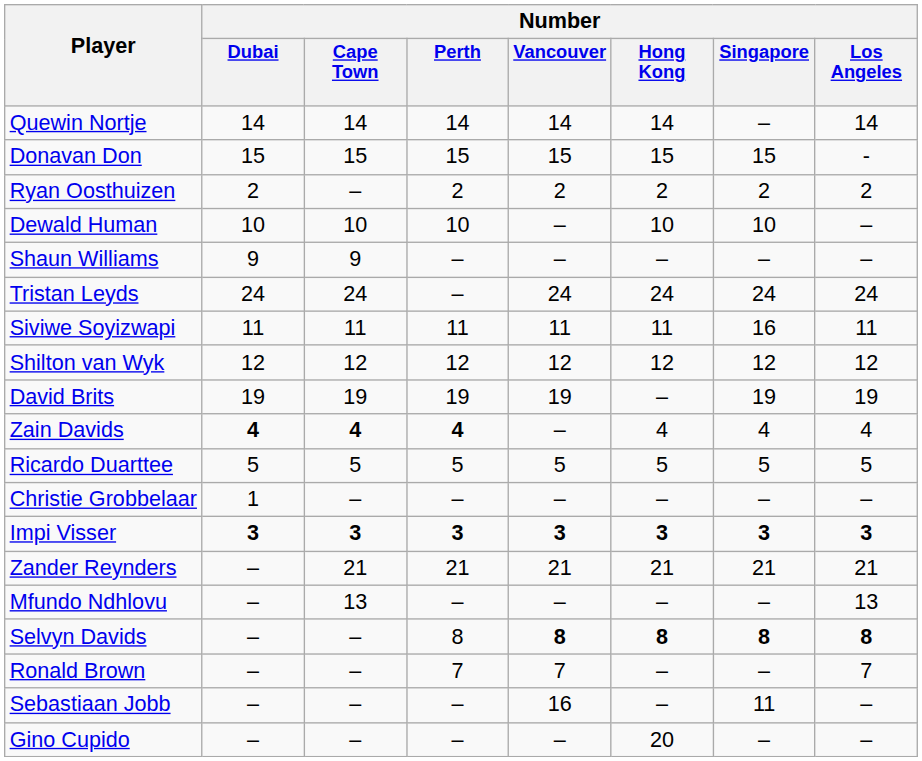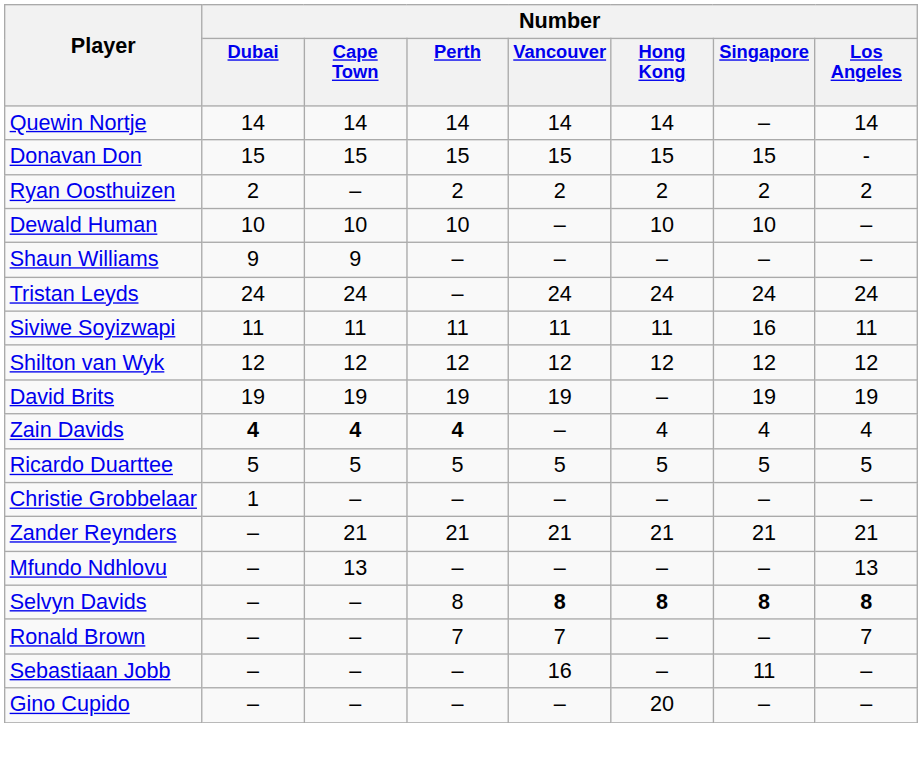- row: (63, 533)
